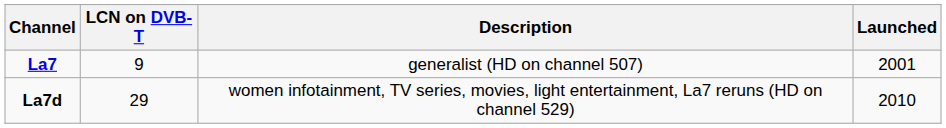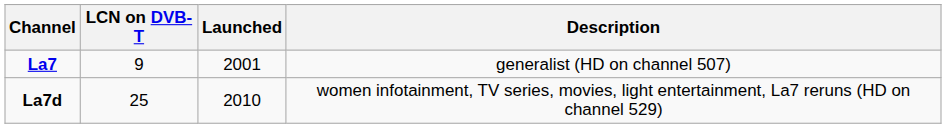columns swapped: (897, 27) <-> (526, 27)
(139, 100) 29 -> (139, 100) 25
